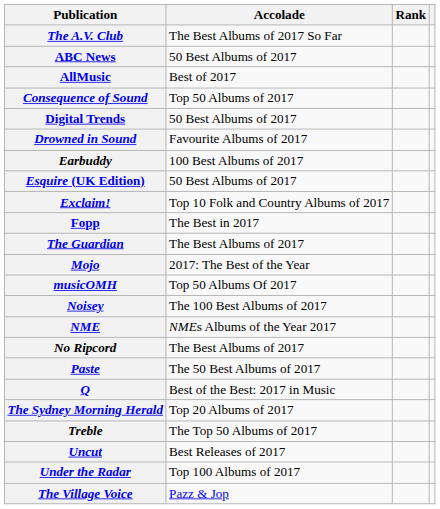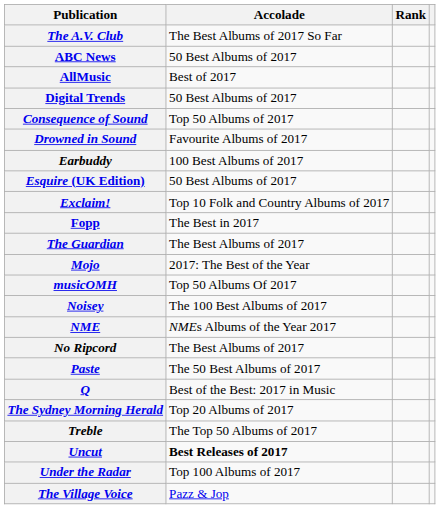rows swapped: (85, 98) <-> (85, 118)
(227, 451) normal -> (228, 451) bold
